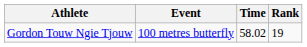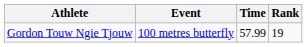(253, 32) 58.02 -> (253, 32) 57.99
